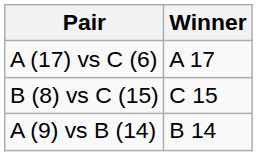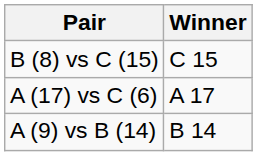rows swapped: (84, 58) <-> (84, 95)
